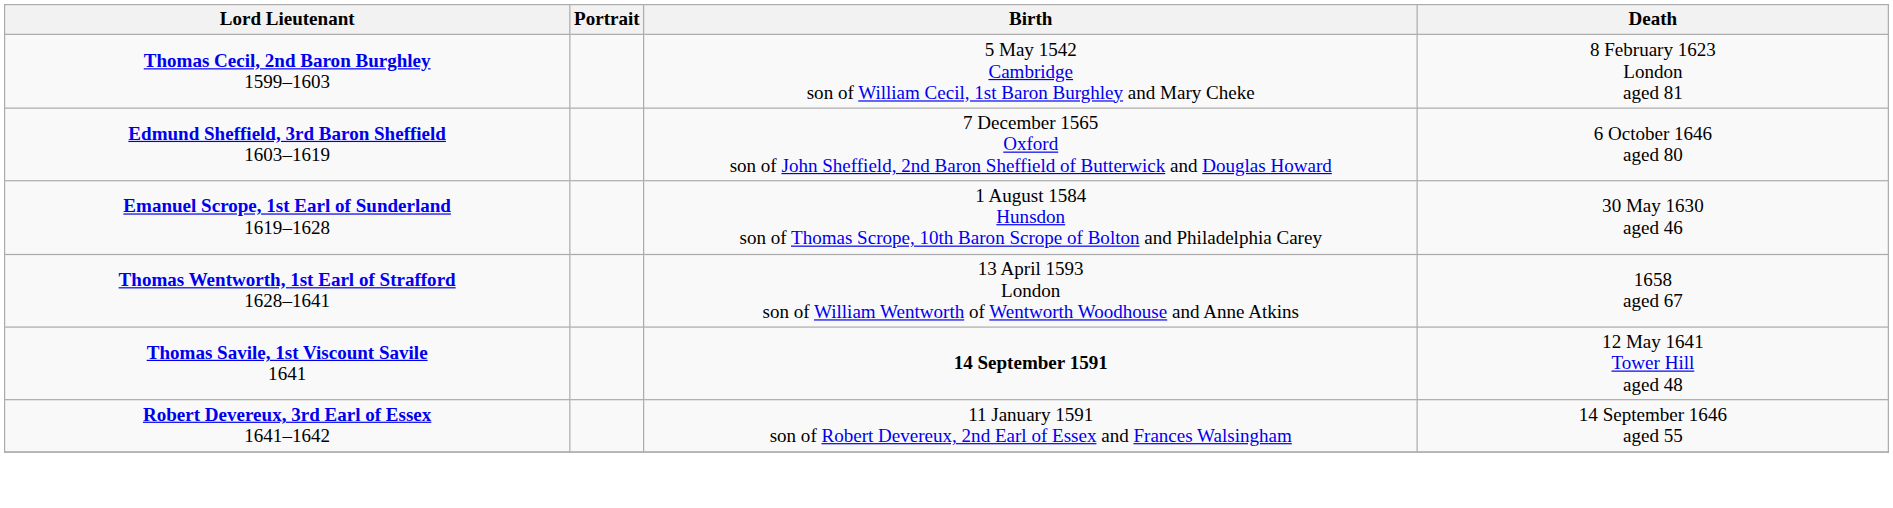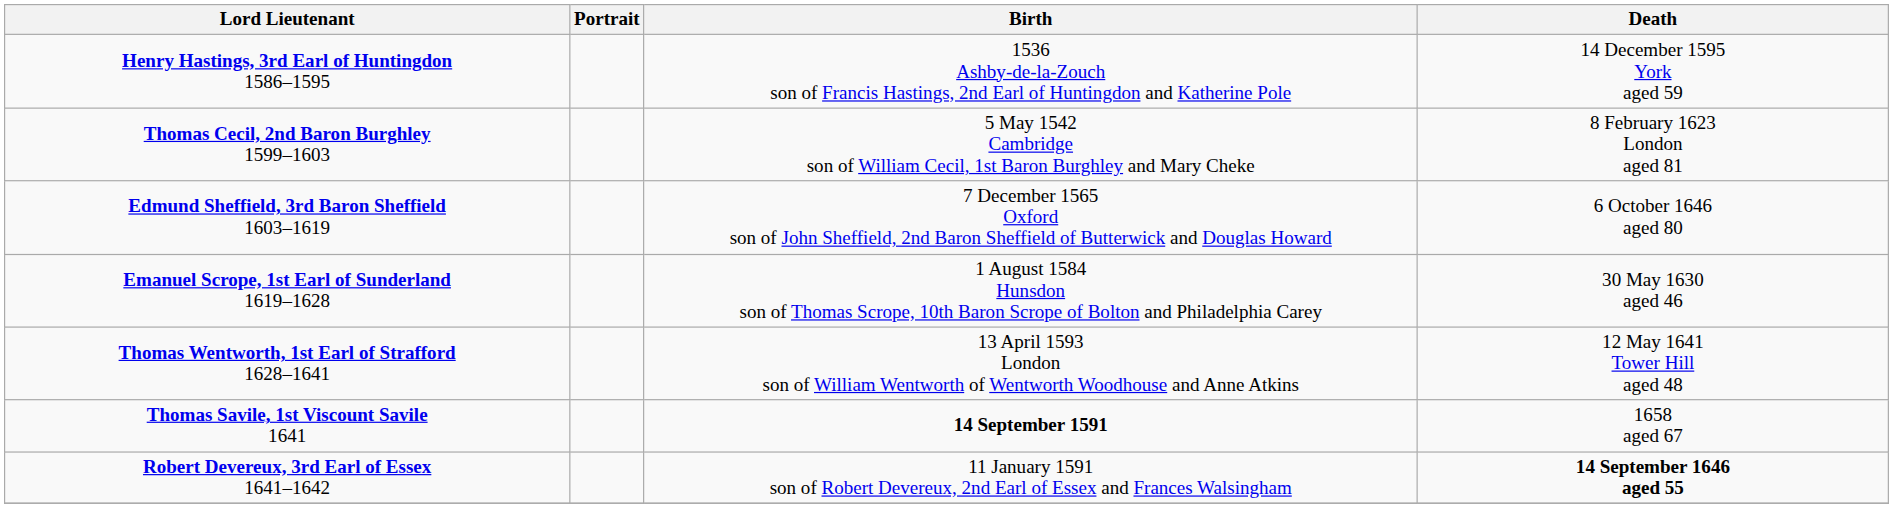+ row: (287, 71)
(1653, 290) 1658 aged 67 -> (1653, 363) 12 May 1641 Tower Hill aged 48
(1653, 363) 12 May 1641 Tower Hill aged 48 -> (1653, 425) 1658 aged 67
(1653, 425) normal -> (1653, 477) bold
